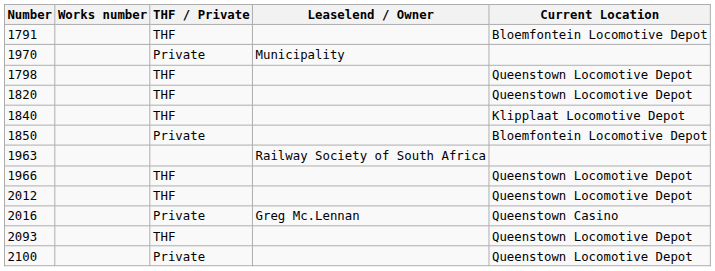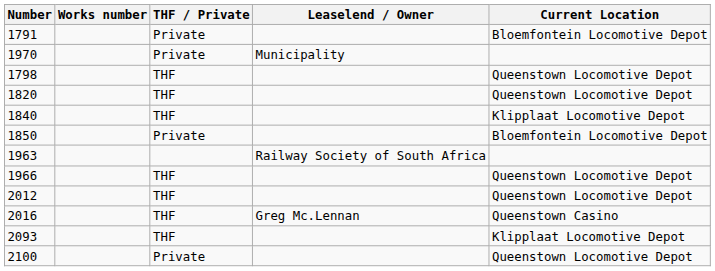(164, 35) THF -> (179, 35) Private
(179, 216) Private -> (164, 216) THF
(592, 236) Queenstown Locomotive Depot -> (589, 236) Klipplaat Locomotive Depot
